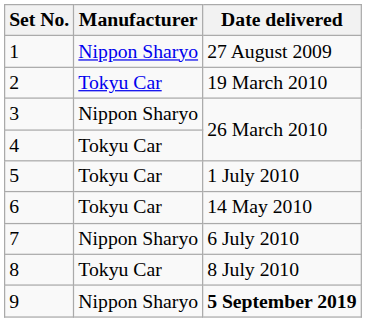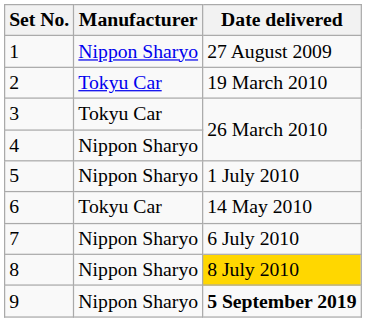(138, 113) Nippon Sharyo -> (120, 113) Tokyu Car
(120, 144) Tokyu Car -> (138, 144) Nippon Sharyo
(120, 176) Tokyu Car -> (138, 176) Nippon Sharyo
(120, 269) Tokyu Car -> (138, 269) Nippon Sharyo
(253, 269) no background -> (253, 269) gold background
